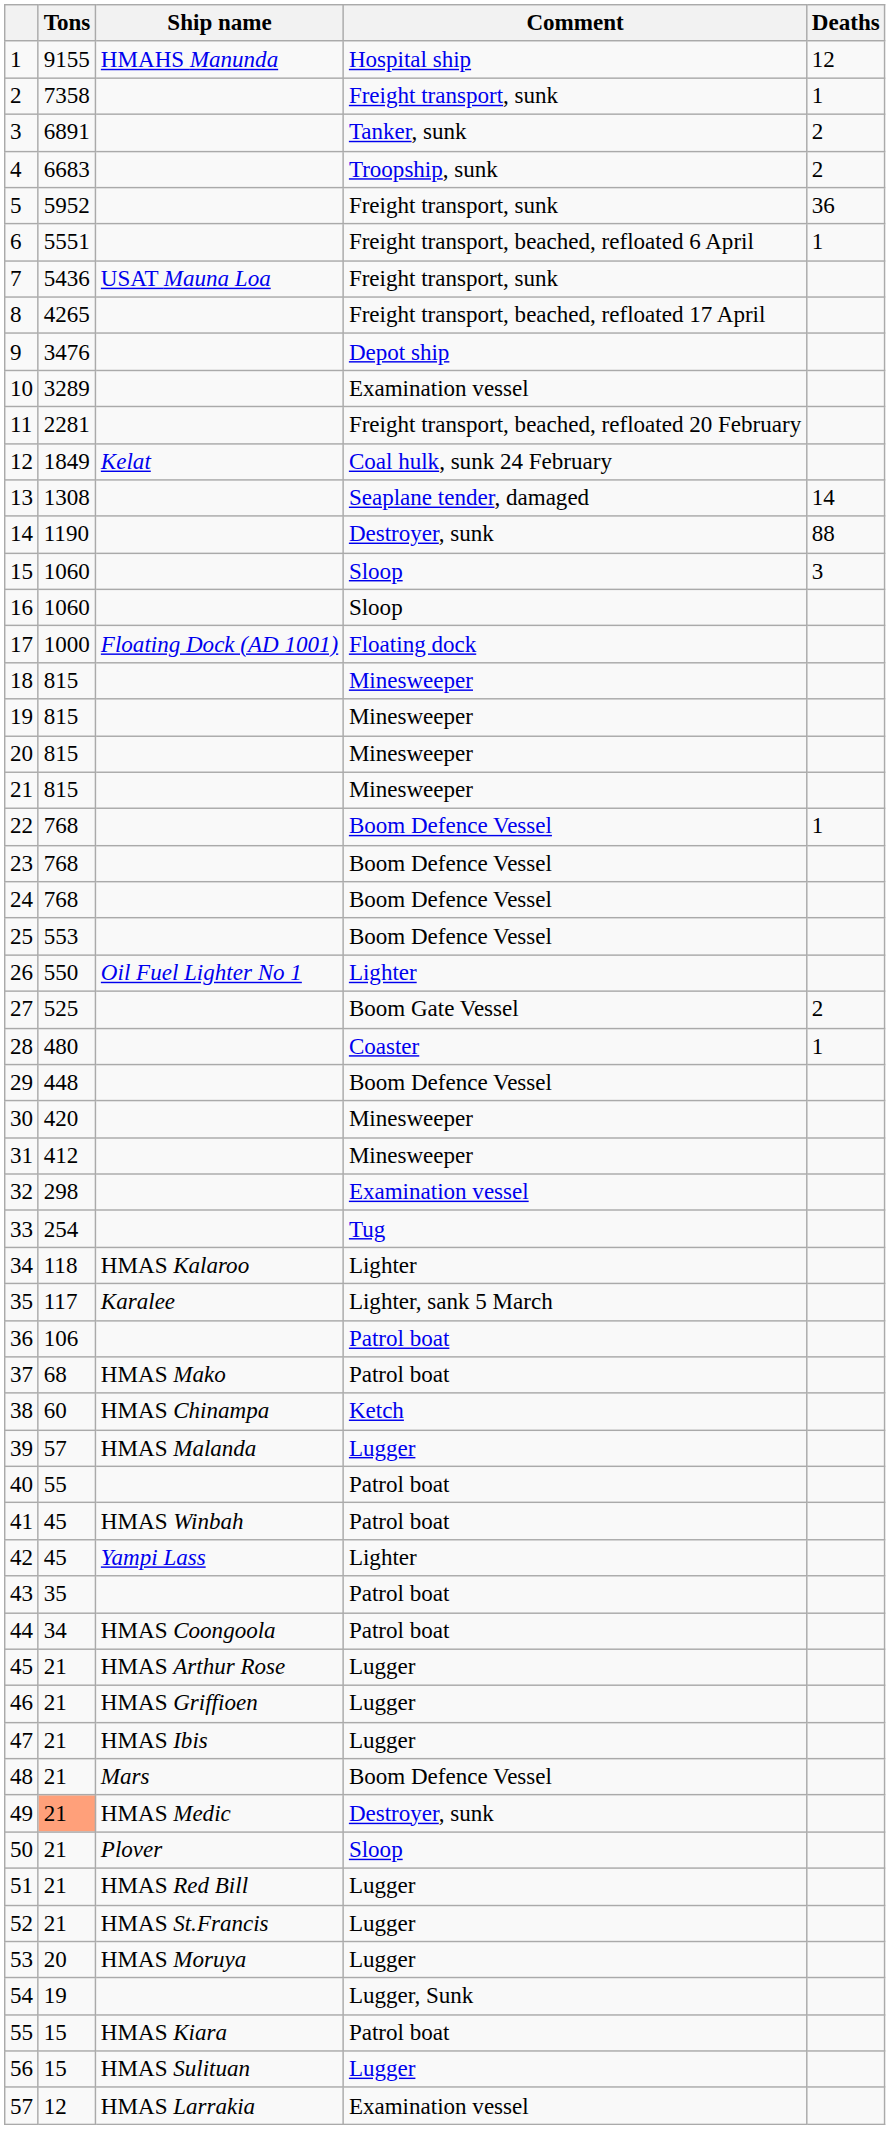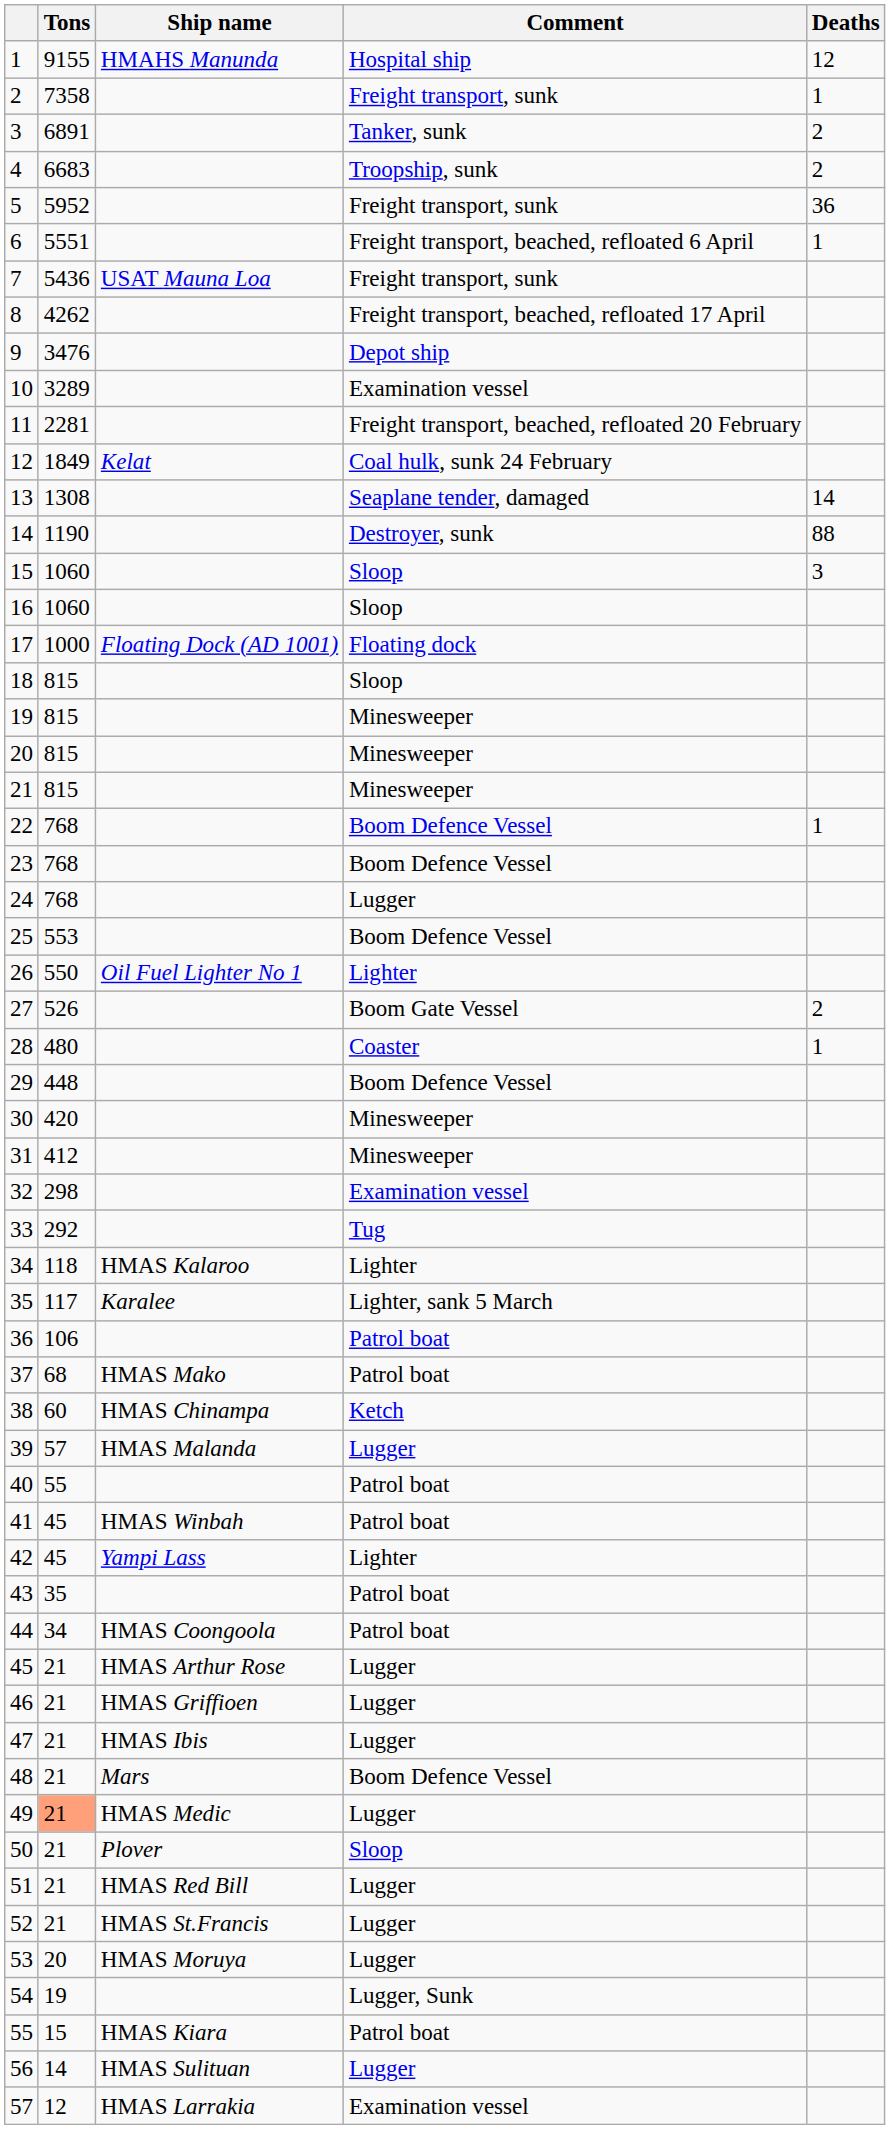(67, 315) 4265 -> (67, 315) 4262
(411, 680) Minesweeper -> (376, 680) Sloop
(450, 899) Boom Defence Vessel -> (382, 899) Lugger
(61, 1009) 525 -> (61, 1009) 526
(61, 1228) 254 -> (61, 1228) 292
(421, 1813) Destroyer, sunk -> (382, 1813) Lugger
(55, 2069) 15 -> (55, 2069) 14
